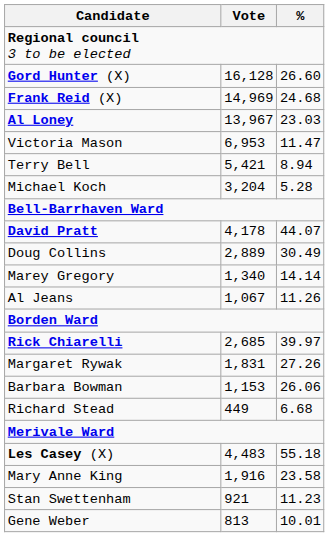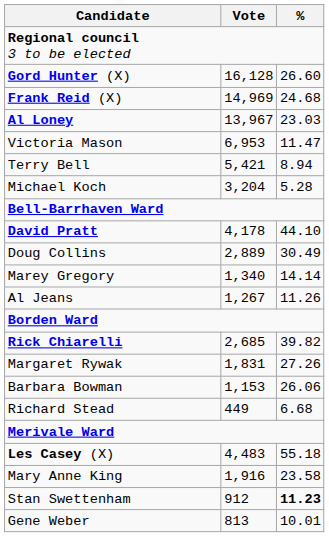(300, 232) 44.07 -> (300, 232) 44.10
(245, 298) 1,067 -> (245, 298) 1,267
(300, 343) 39.97 -> (300, 343) 39.82
(237, 499) 921 -> (237, 499) 912
(300, 499) normal -> (300, 499) bold
